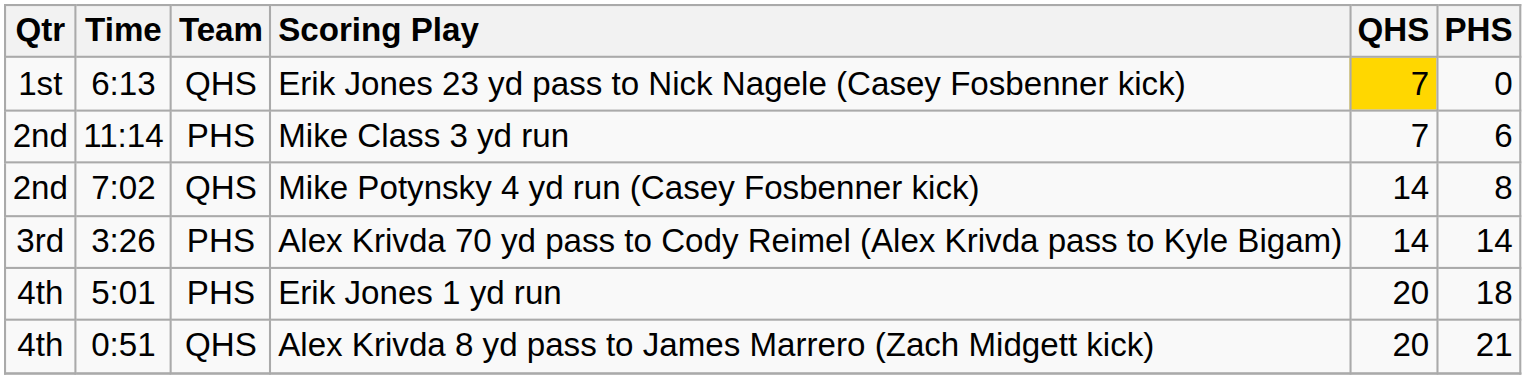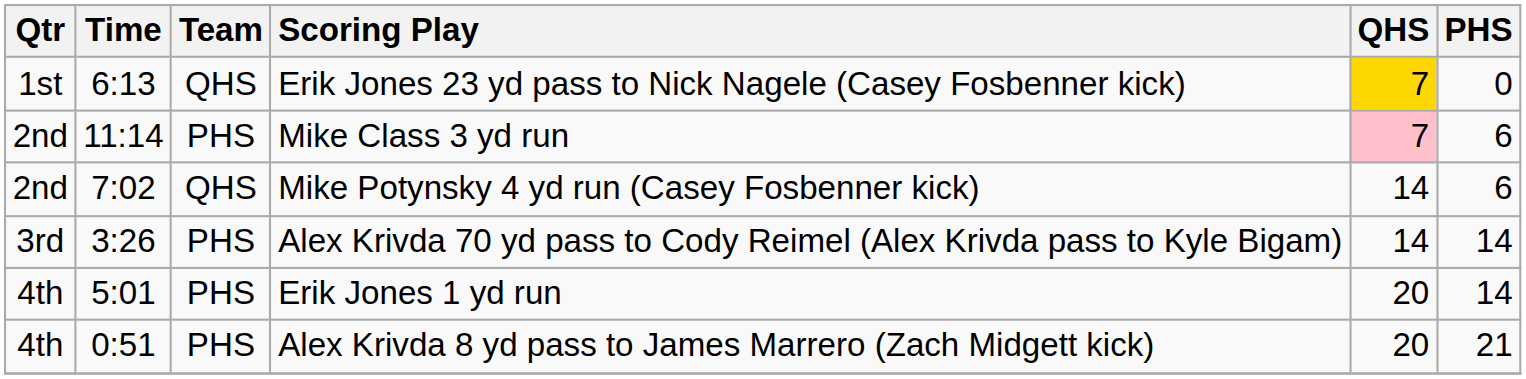(1420, 135) no background -> (1420, 135) pink background
(1503, 188) 8 -> (1503, 188) 6
(1494, 293) 18 -> (1494, 293) 14
(221, 345) QHS -> (221, 345) PHS
